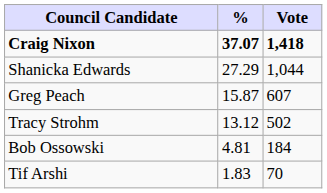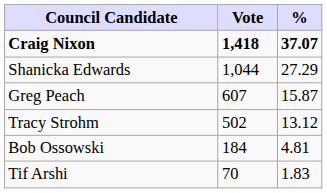columns swapped: (292, 17) <-> (240, 17)
